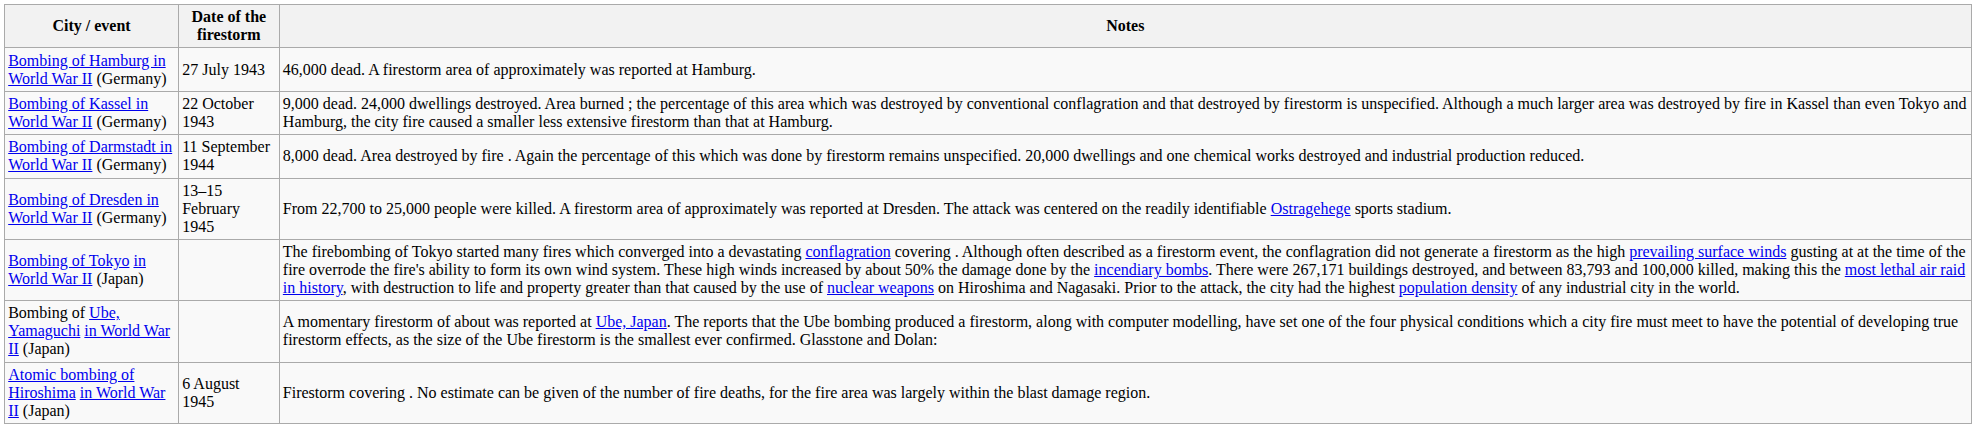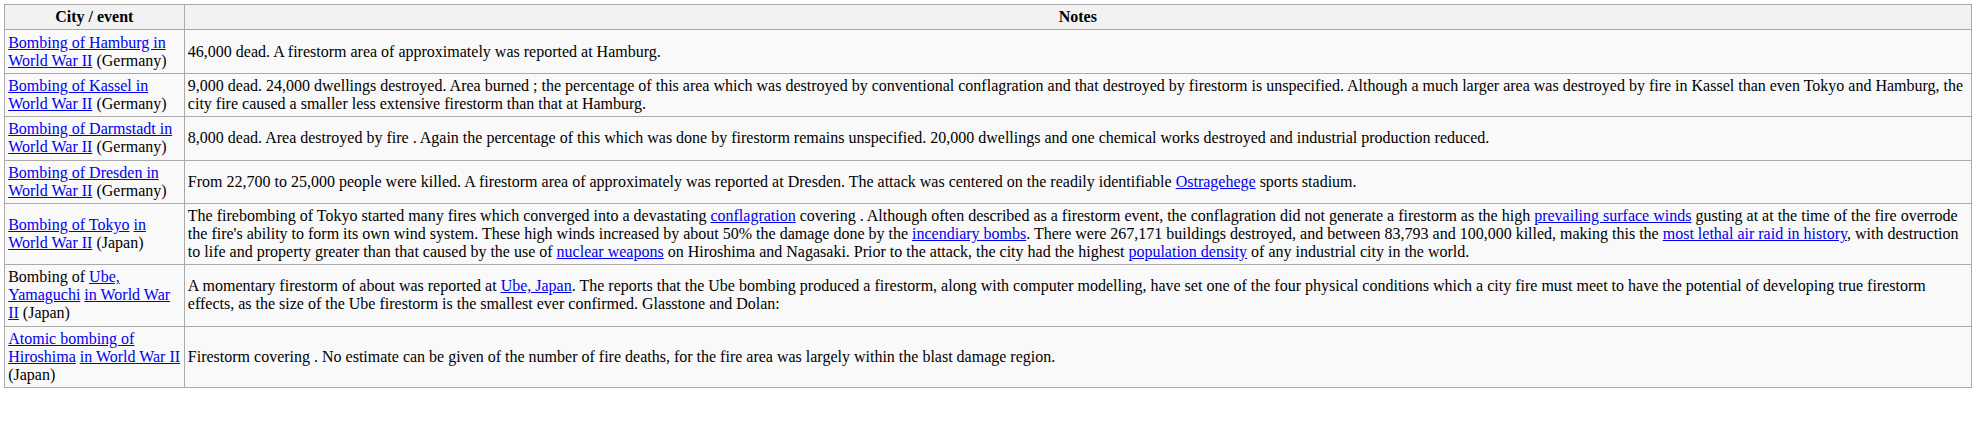- column: (229, 26)
